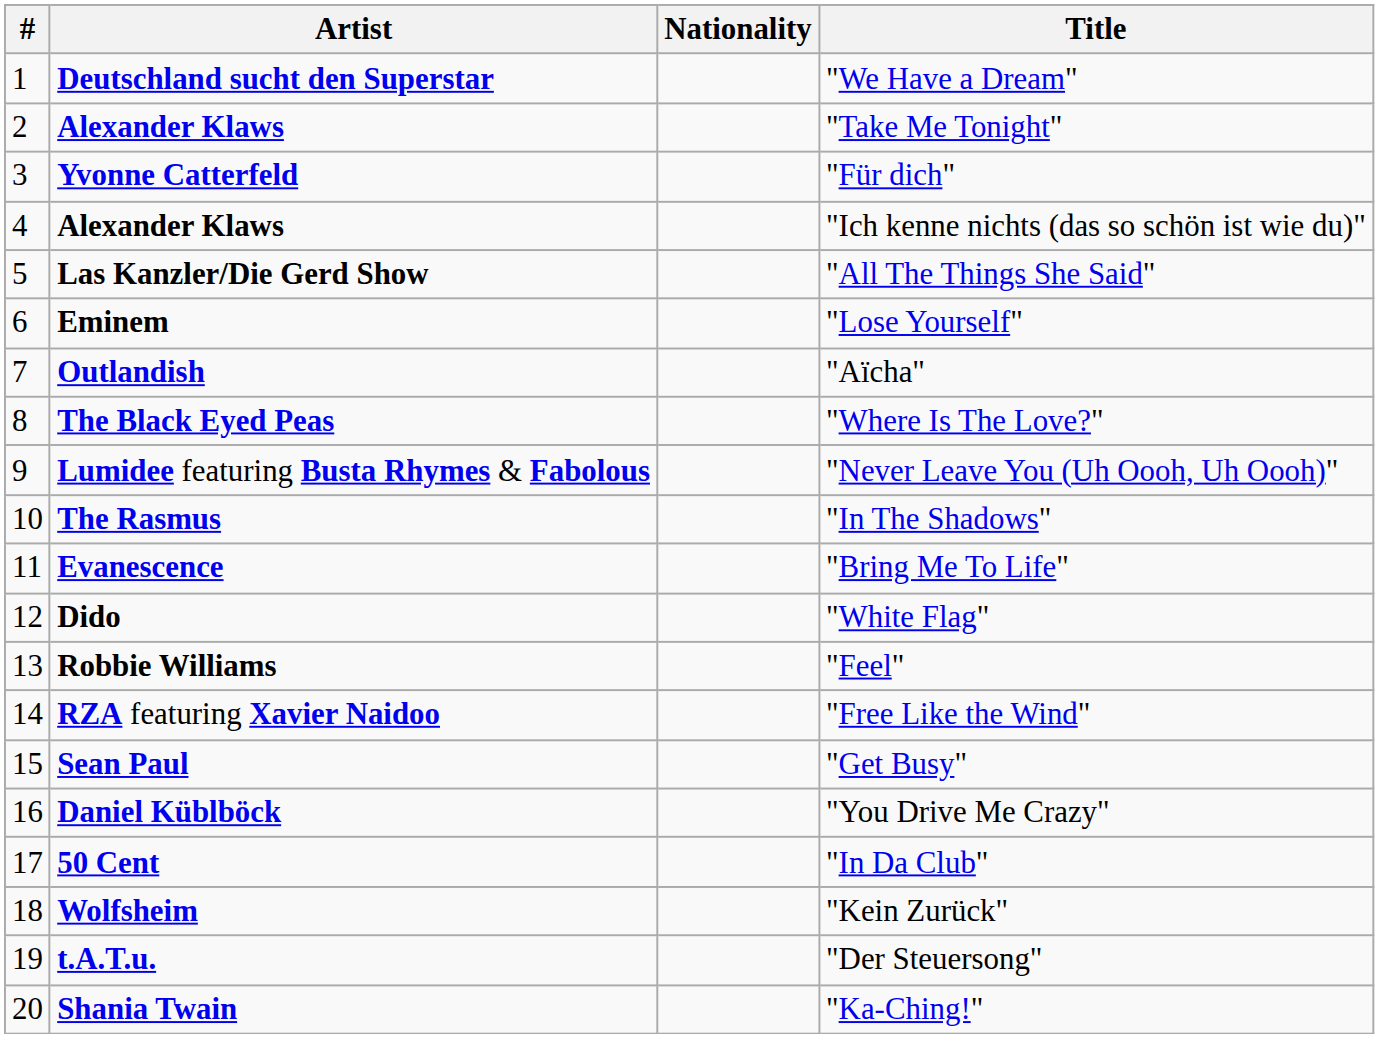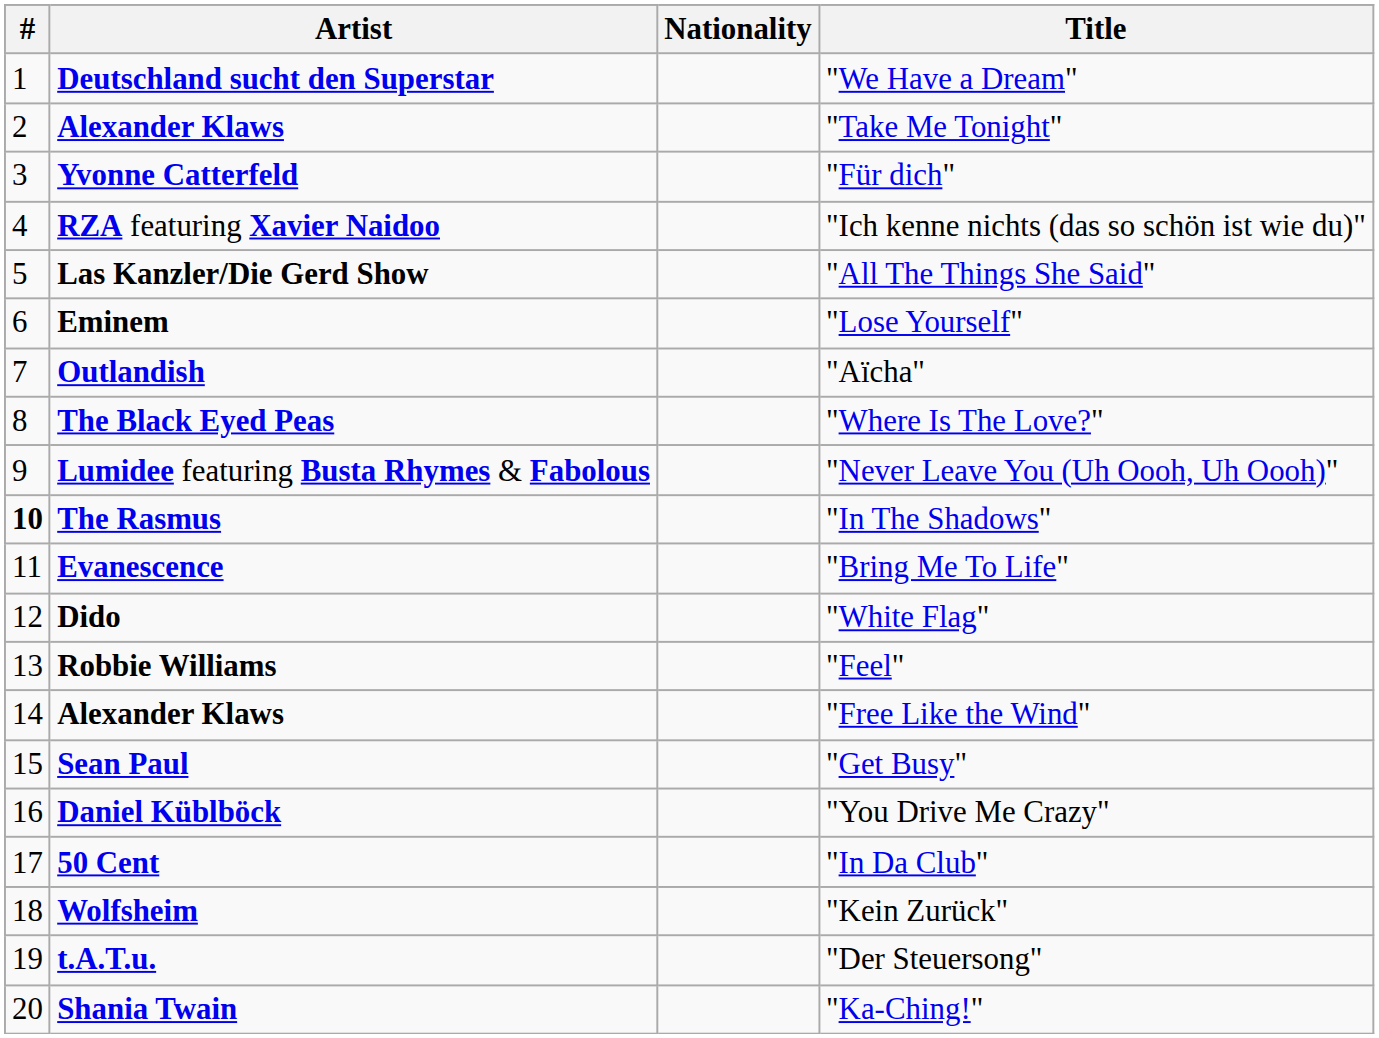(171, 224) Alexander Klaws -> (249, 224) RZA featuring Xavier Naidoo
(28, 518) normal -> (28, 518) bold
(249, 714) RZA featuring Xavier Naidoo -> (171, 714) Alexander Klaws
